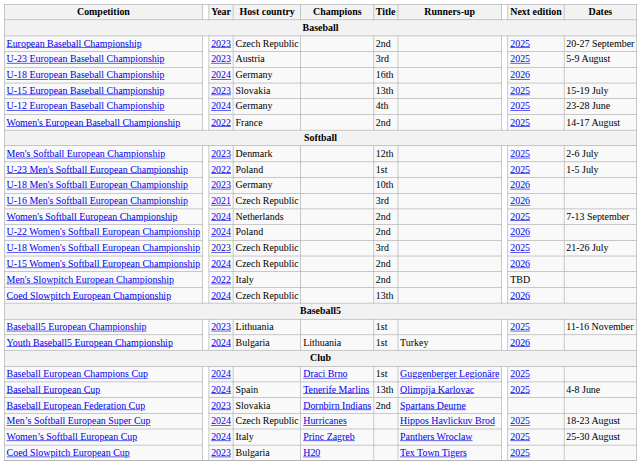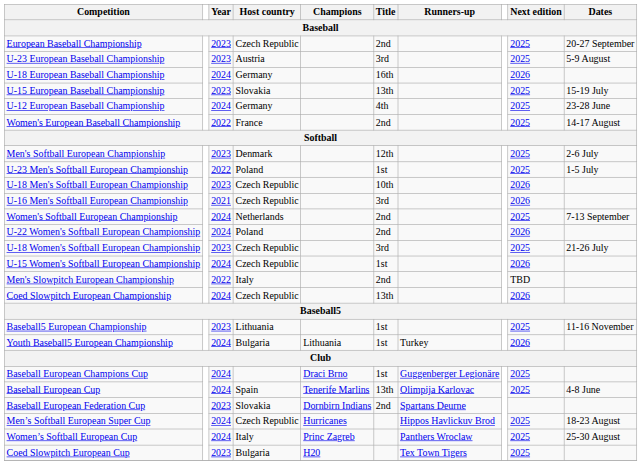(254, 185) Germany -> (267, 185) Czech Republic
(221, 248) lightyellow background -> (221, 248) no background
(383, 264) 2nd -> (382, 264) 1st
